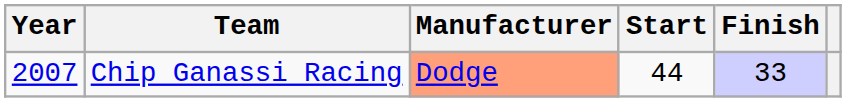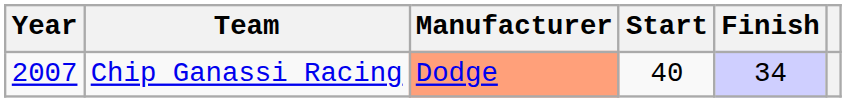(667, 74) 44 -> (667, 74) 40
(771, 74) 33 -> (771, 74) 34
